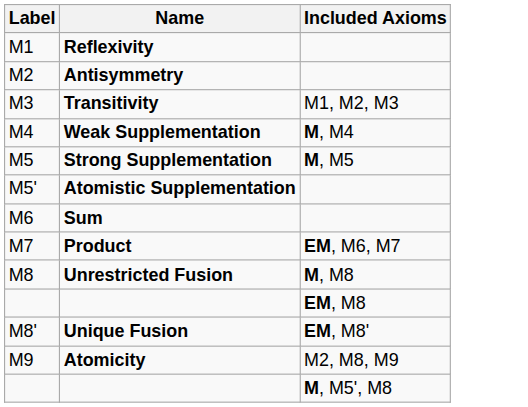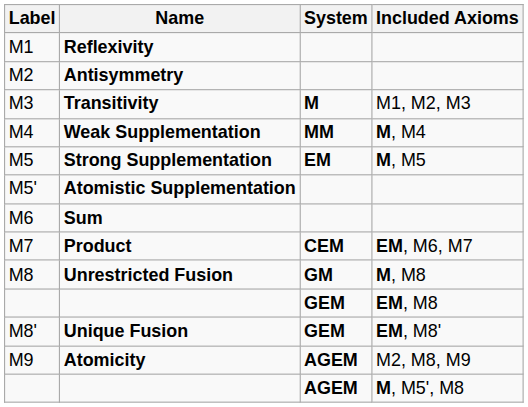+ column: (336, 18)
